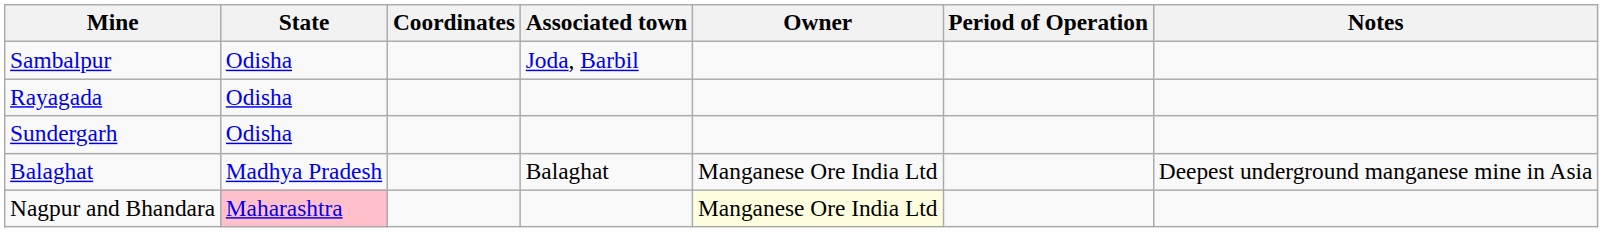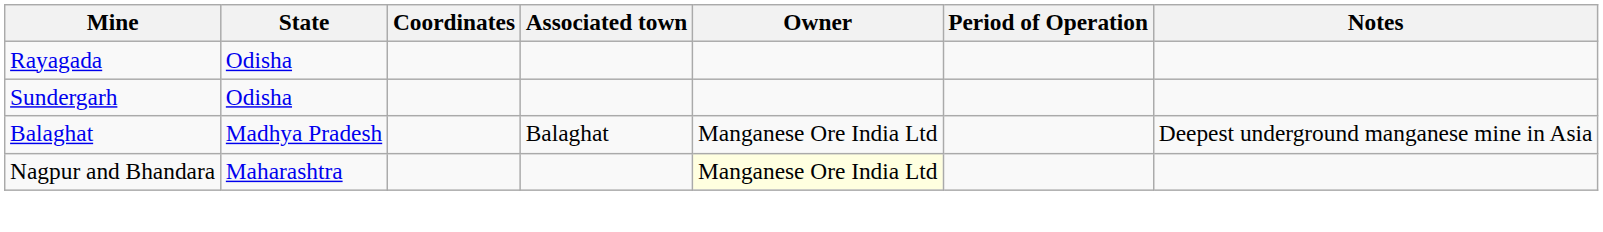- row: (61, 60)
(284, 208) pink background -> (284, 171) no background
